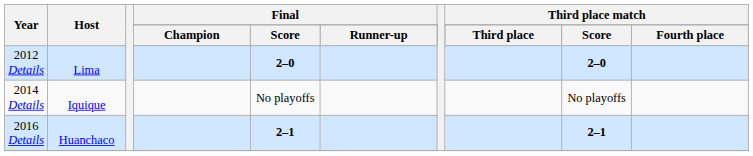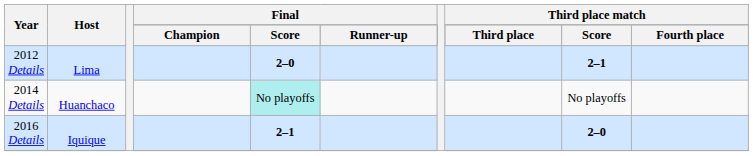(597, 63) 2–0 -> (597, 63) 2–1
(87, 105) Iquique -> (87, 105) Huanchaco
(285, 98) no background -> (285, 98) paleturquoise background
(87, 140) Huanchaco -> (87, 140) Iquique
(597, 133) 2–1 -> (597, 133) 2–0
